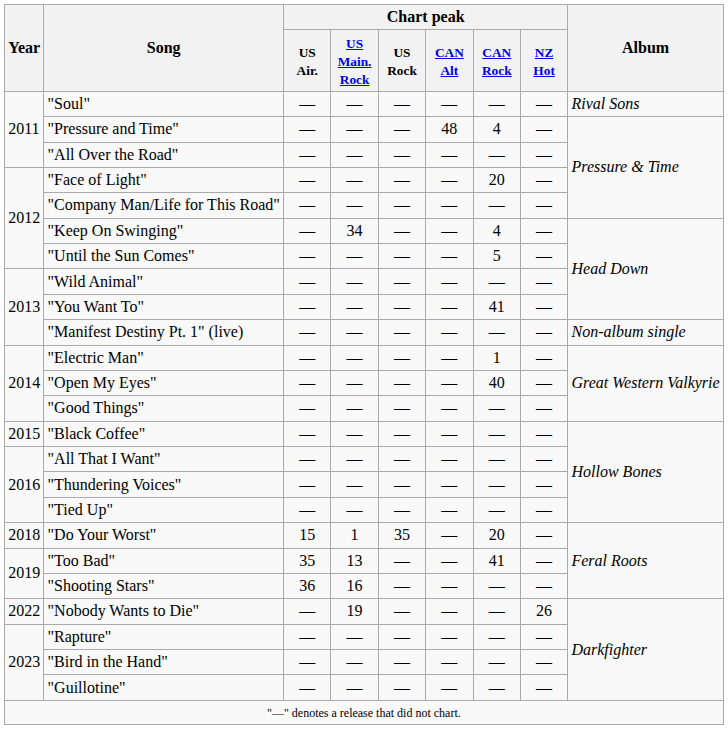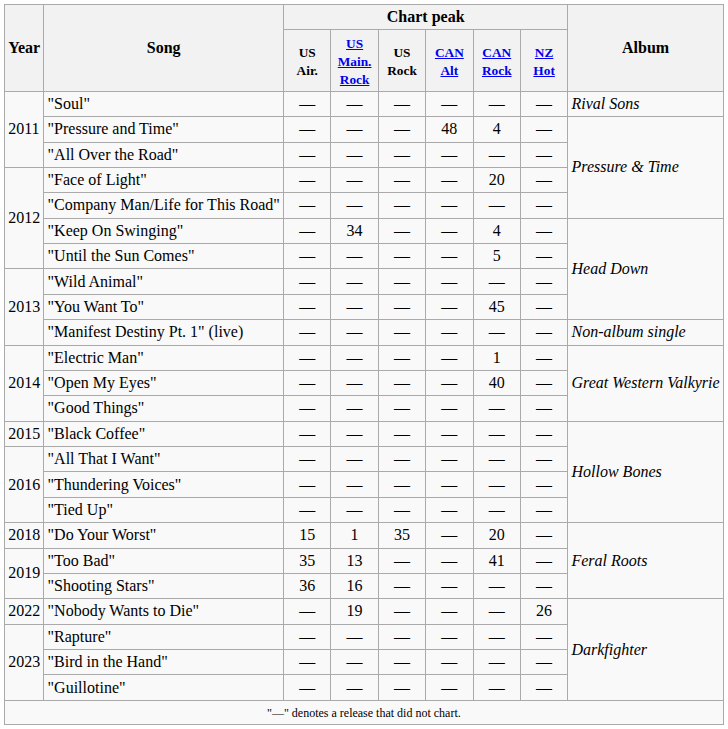(497, 306) 41 -> (497, 306) 45
